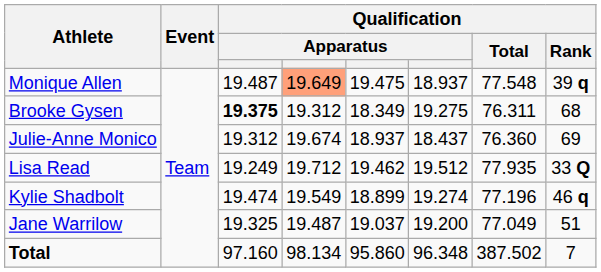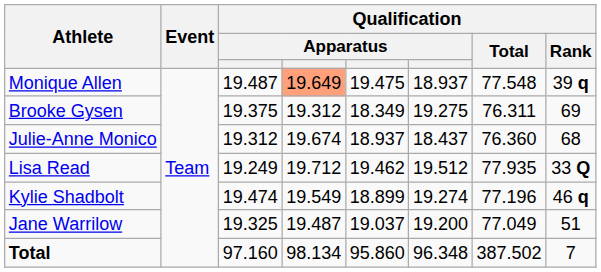(250, 111) bold -> (250, 111) normal
(571, 111) 68 -> (571, 111) 69
(571, 139) 69 -> (571, 139) 68
